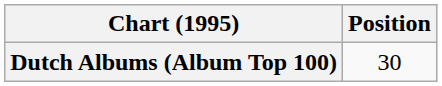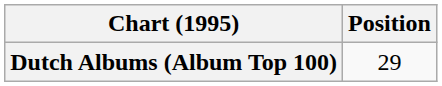(389, 61) 30 -> (389, 61) 29
